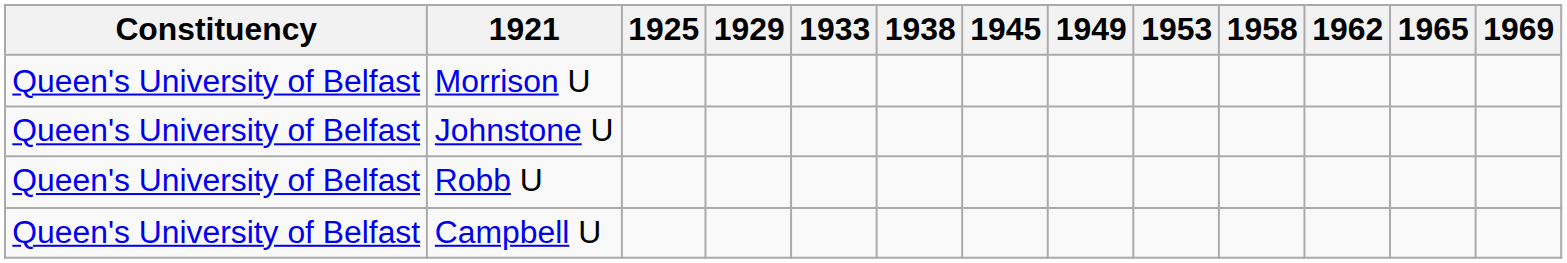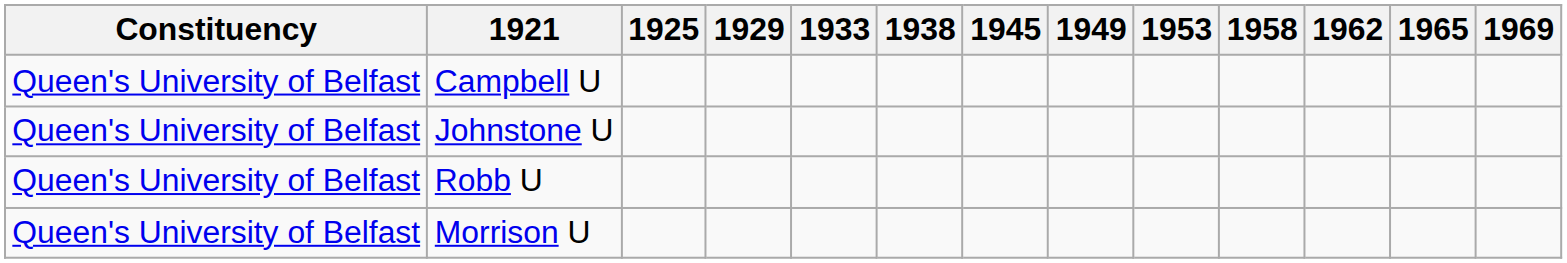rows swapped: (518, 231) <-> (513, 80)
